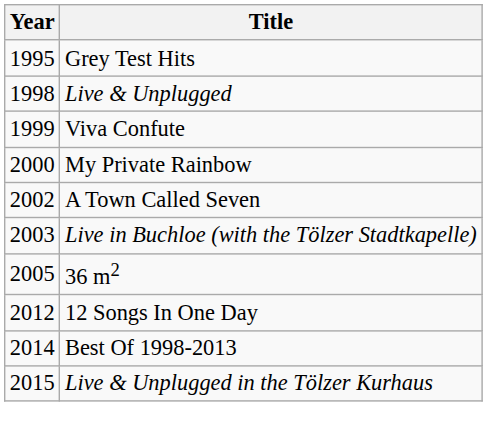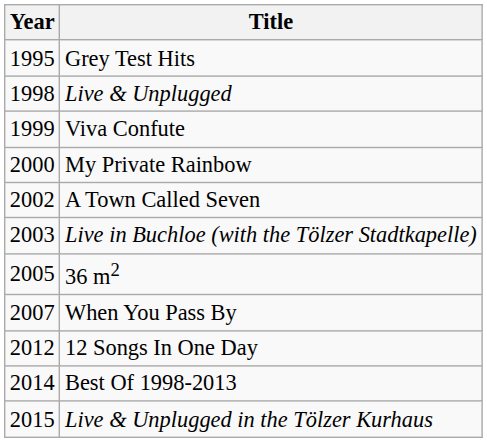+ row: (151, 312)
